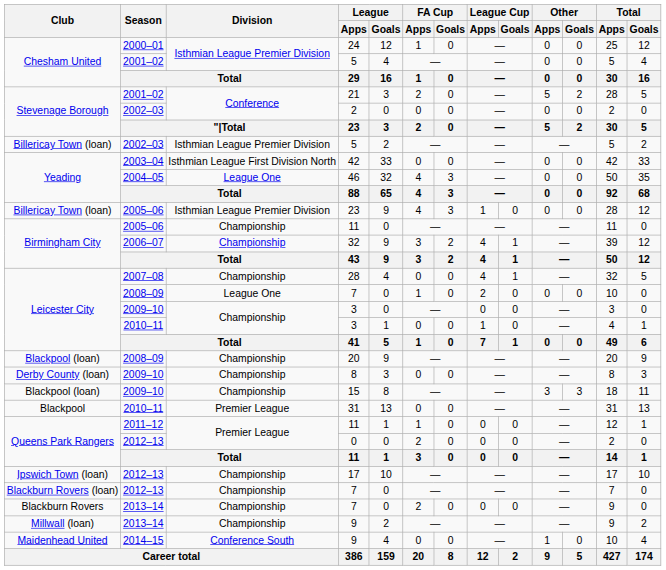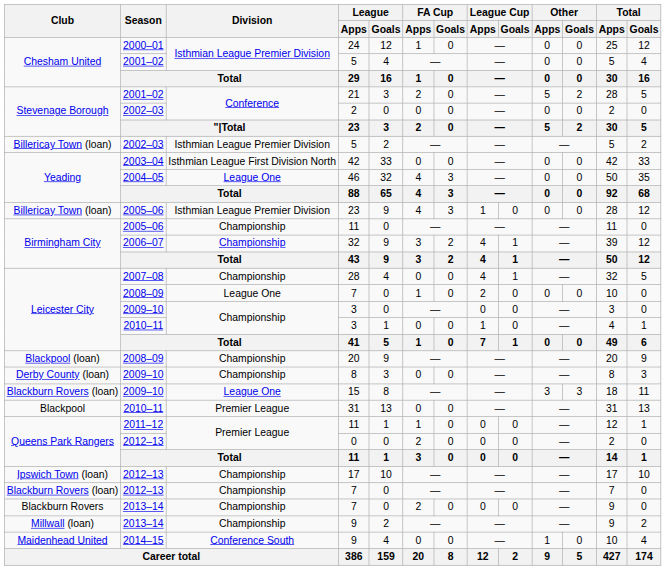(63, 392) Blackpool (loan) -> (63, 392) Blackburn Rovers (loan)
(252, 392) Championship -> (252, 392) League One
